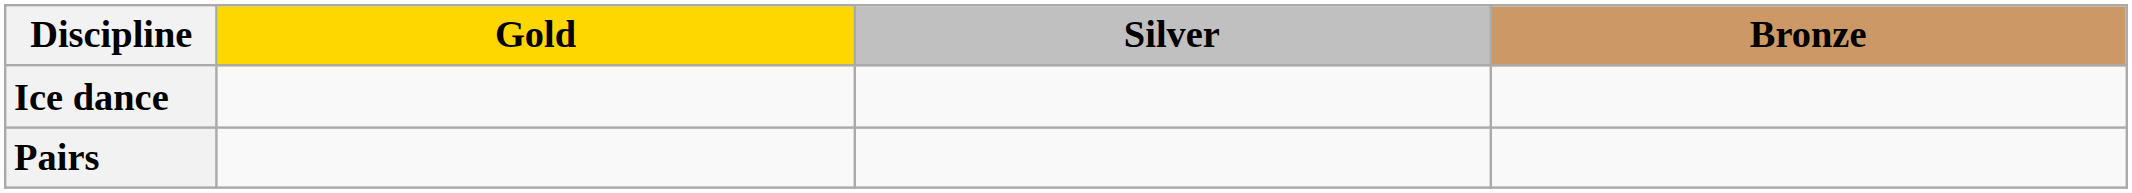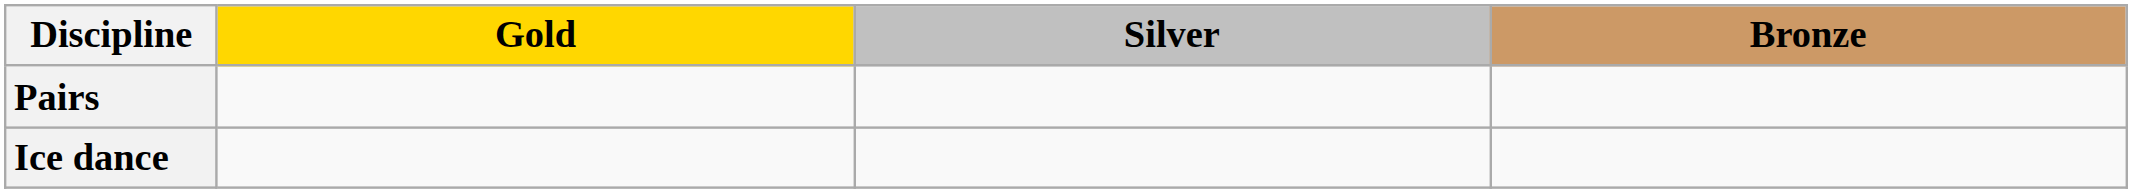rows swapped: (57, 156) <-> (91, 95)
